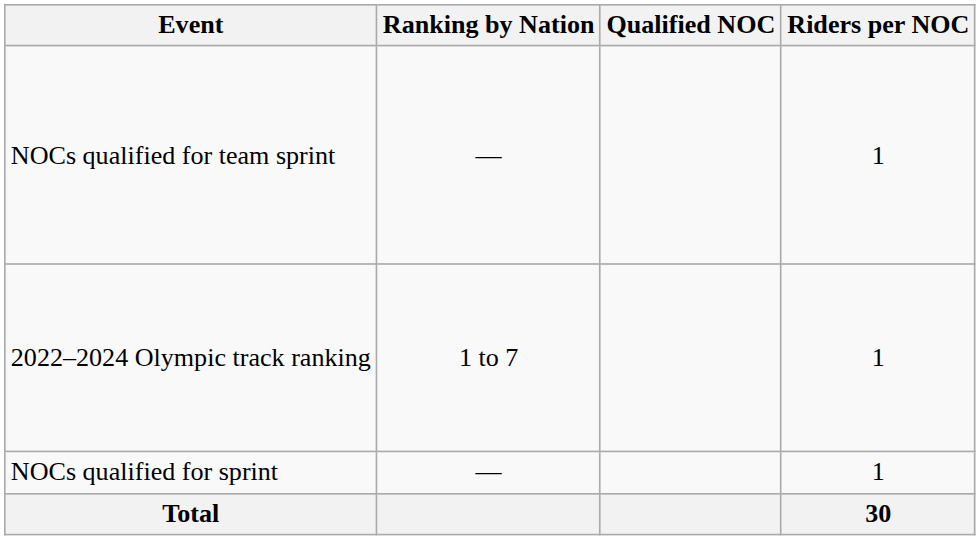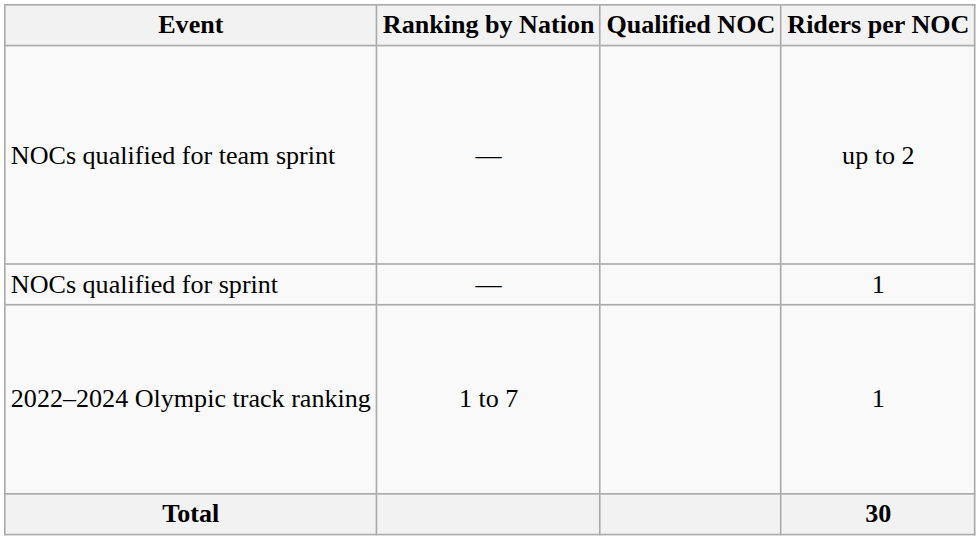(878, 154) 1 -> (878, 154) up to 2
rows swapped: (191, 357) <-> (144, 472)
